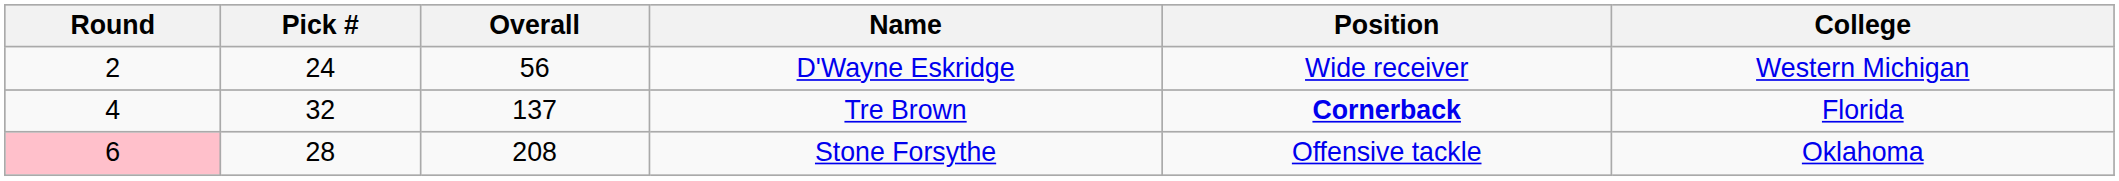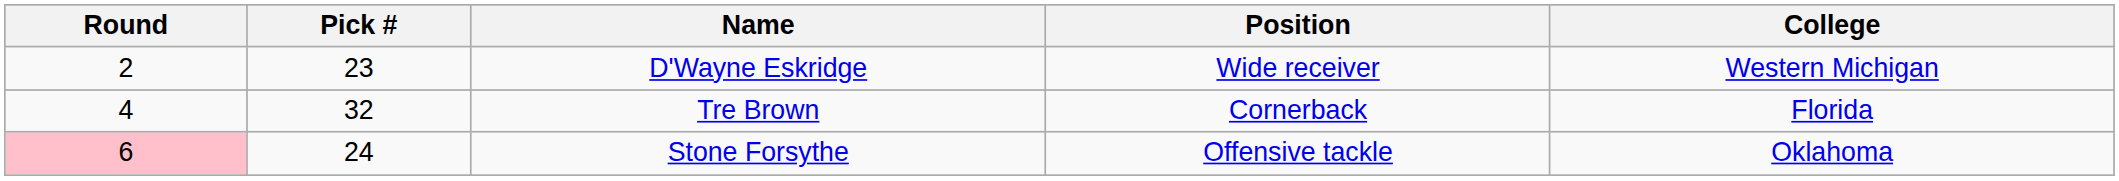- column: (535, 25)
(320, 68) 24 -> (359, 68) 23
(1387, 110) bold -> (1298, 110) normal
(320, 152) 28 -> (359, 152) 24
